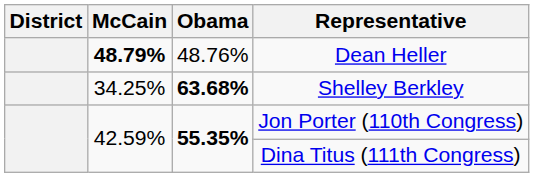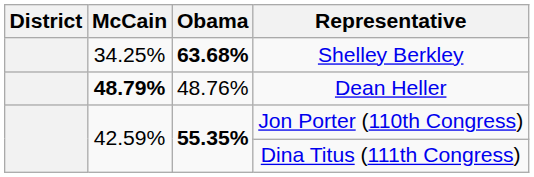rows swapped: (391, 88) <-> (391, 54)
